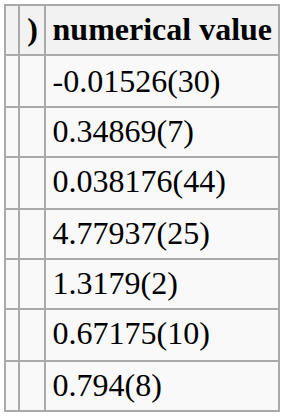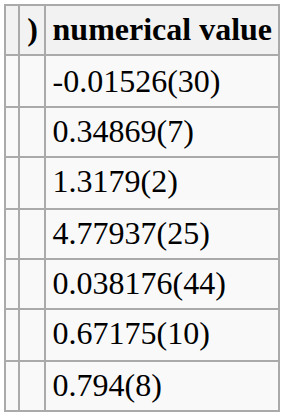rows swapped: (115, 283) <-> (139, 182)
